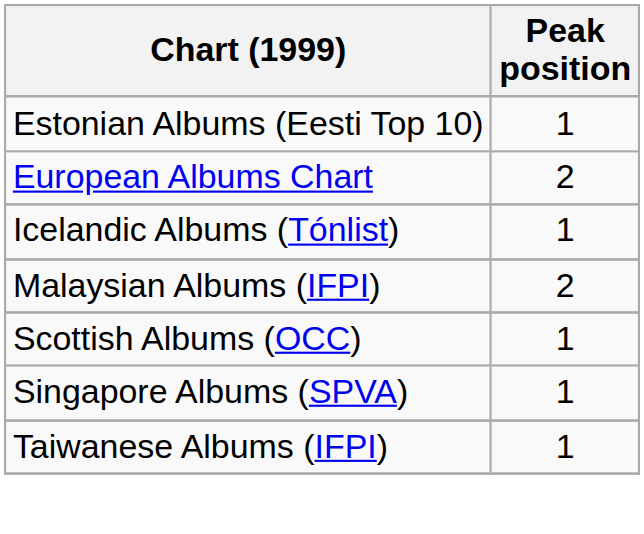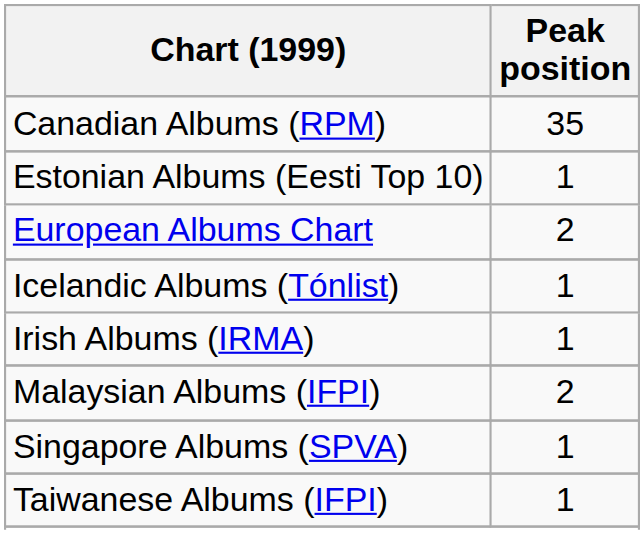+ row: (200, 123)
+ row: (164, 338)
- row: (187, 338)
